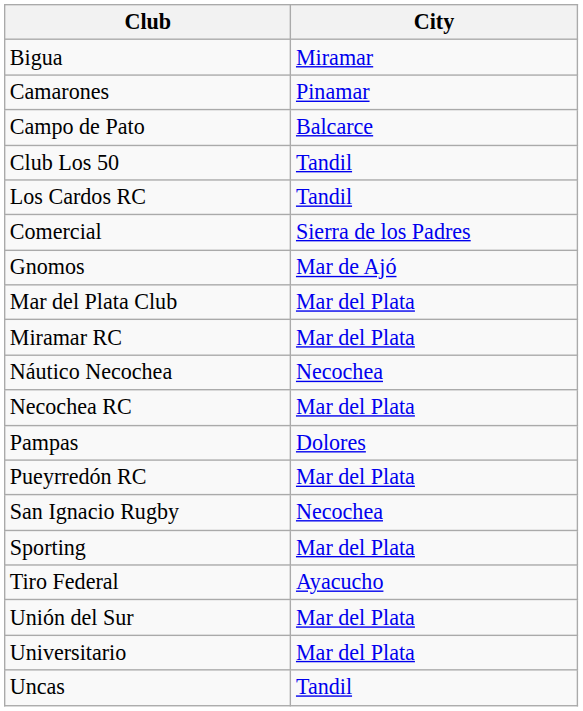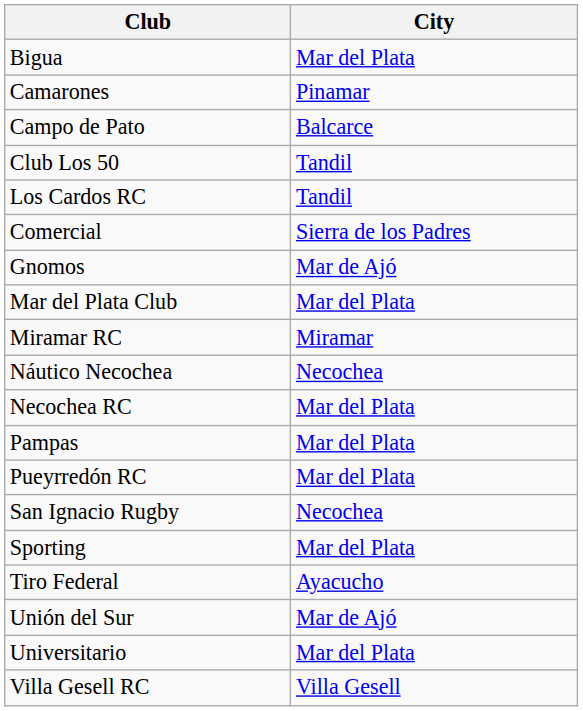(335, 57) Miramar -> (355, 57) Mar del Plata
(355, 337) Mar del Plata -> (335, 337) Miramar
(331, 442) Dolores -> (355, 442) Mar del Plata
(355, 617) Mar del Plata -> (346, 617) Mar de Ajó
- row: (37, 687)
+ row: (80, 687)
